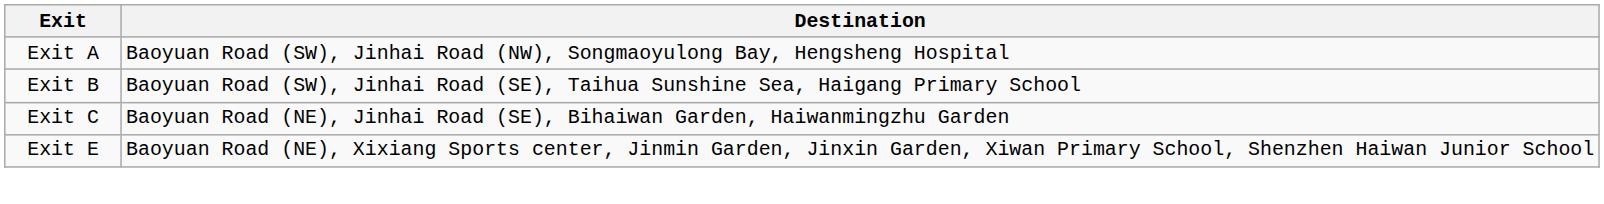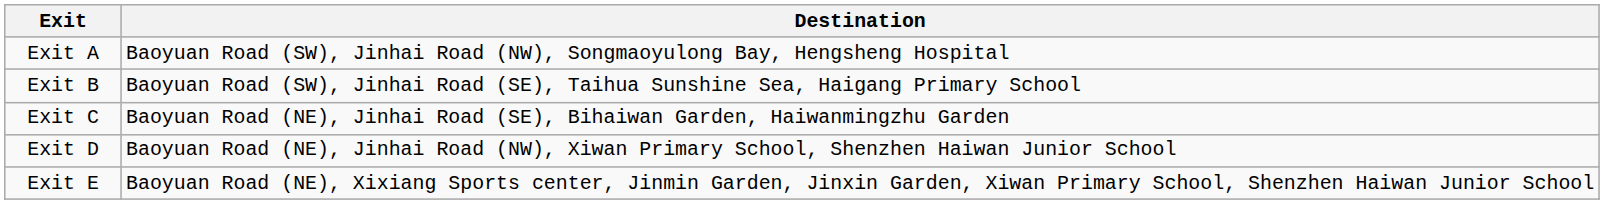+ row: (63, 151)
